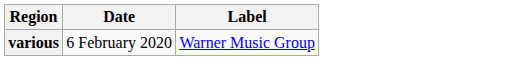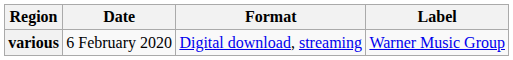+ column: (271, 17)
